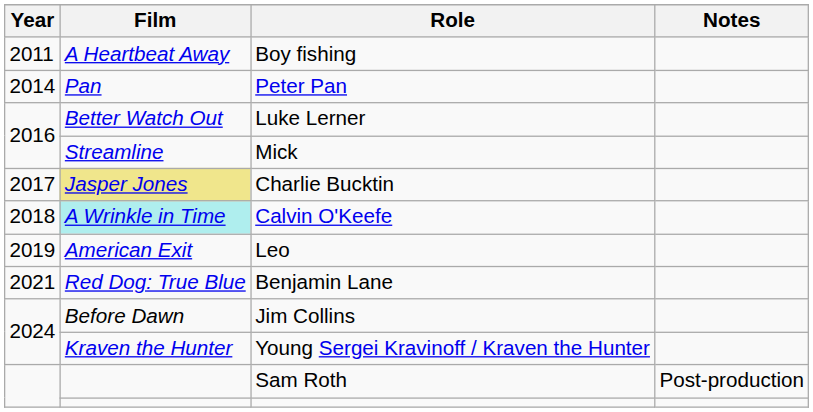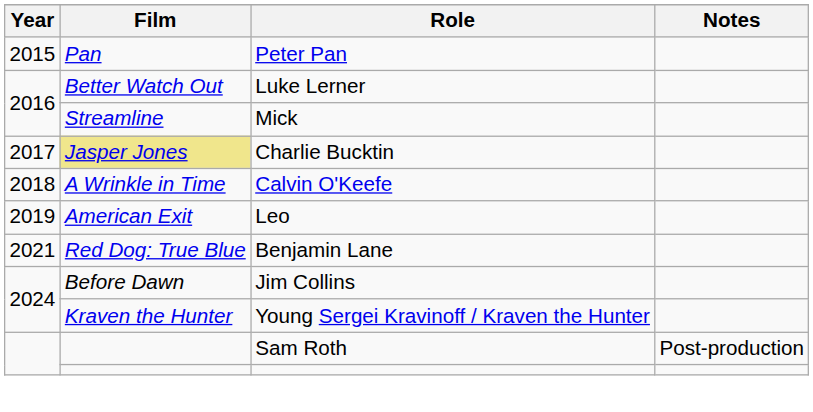- row: (306, 53)
(32, 86) 2014 -> (32, 53) 2015
(145, 217) paleturquoise background -> (145, 184) no background
